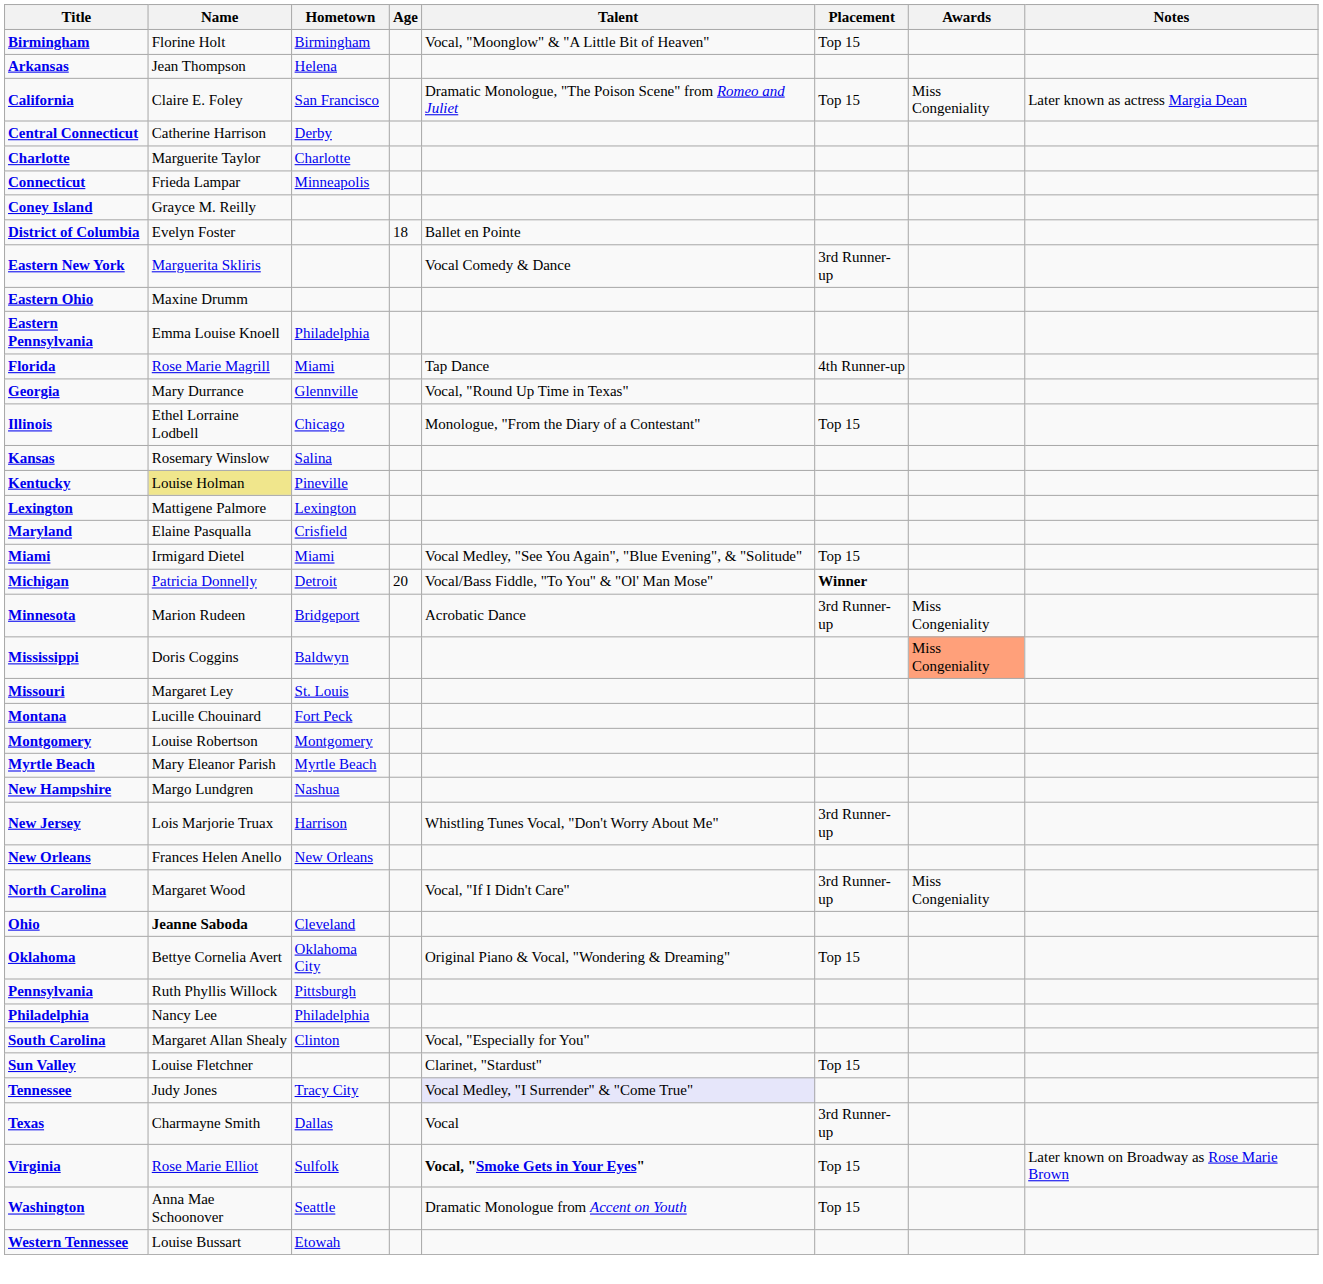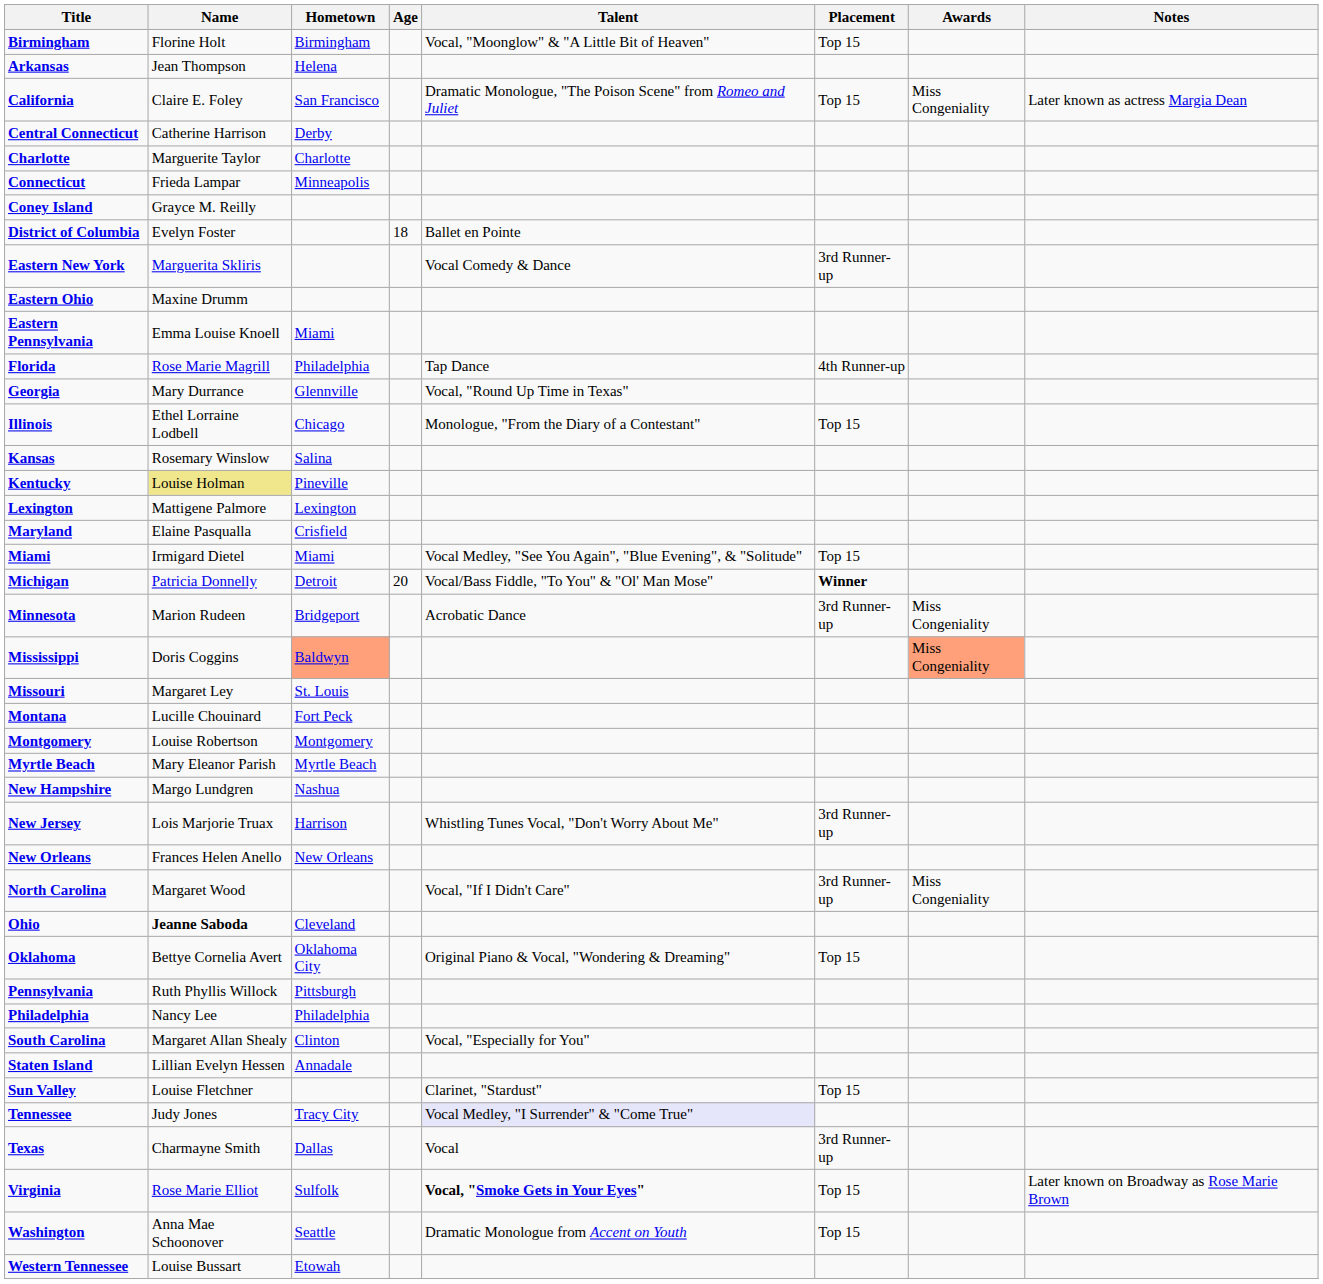(332, 333) Philadelphia -> (315, 333) Miami
(315, 366) Miami -> (332, 366) Philadelphia
(322, 657) no background -> (322, 657) lightsalmon background
+ row: (50, 1065)
